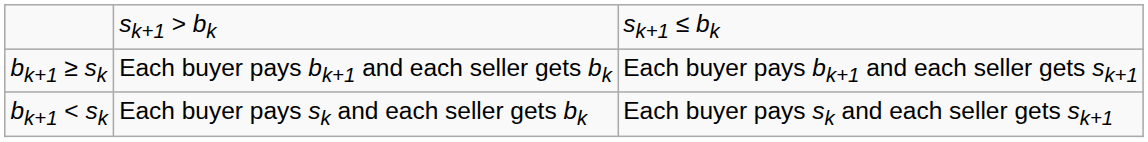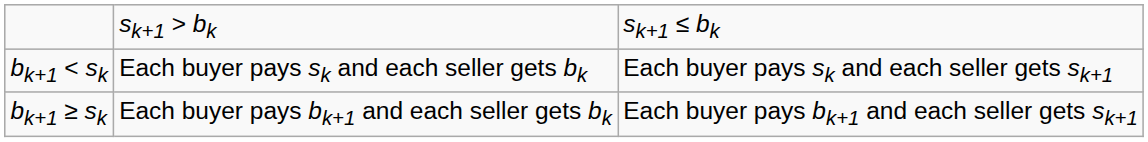rows swapped: (59, 114) <-> (59, 70)
